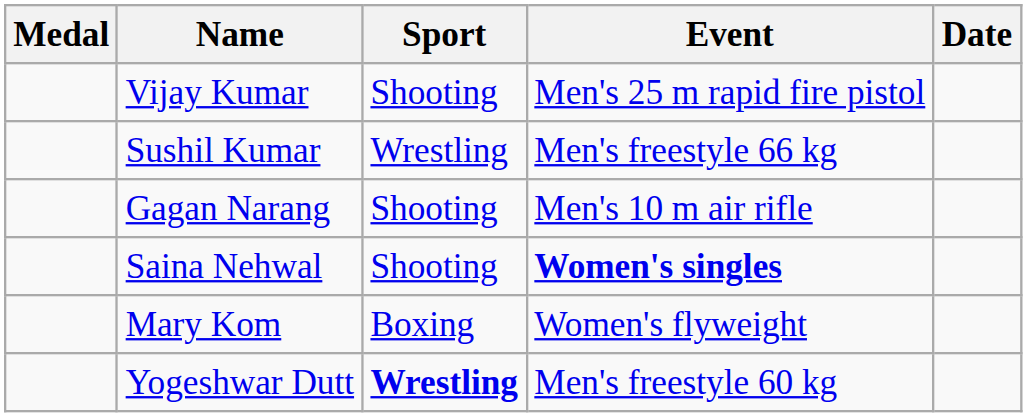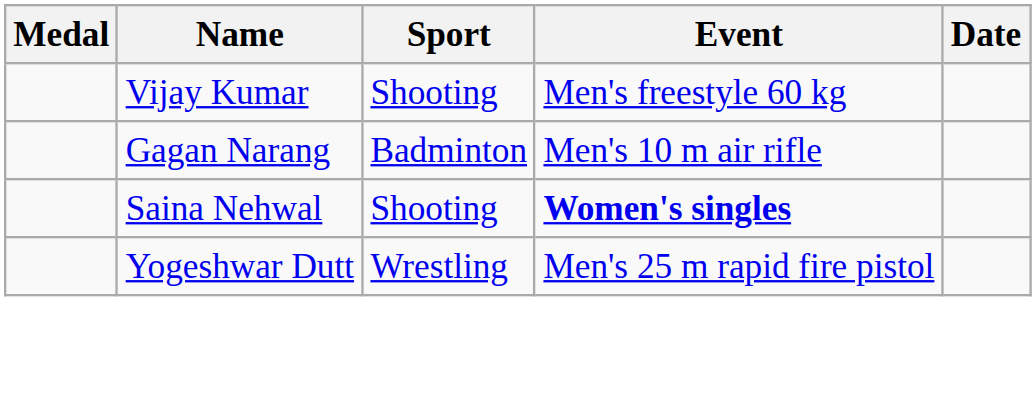(730, 91) Men's 25 m rapid fire pistol -> (695, 91) Men's freestyle 60 kg
- row: (223, 150)
(434, 208) Shooting -> (449, 150) Badminton
- row: (203, 324)
(444, 382) bold -> (439, 266) normal
(686, 382) Men's freestyle 60 kg -> (739, 266) Men's 25 m rapid fire pistol
